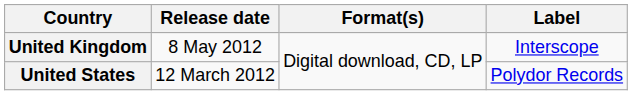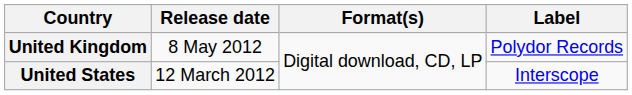(557, 47) Interscope -> (557, 47) Polydor Records
(557, 75) Polydor Records -> (557, 75) Interscope
